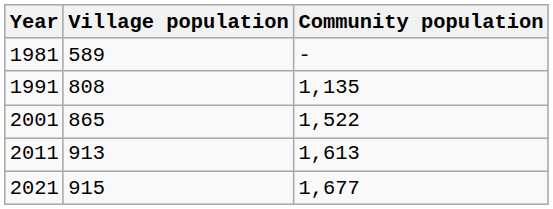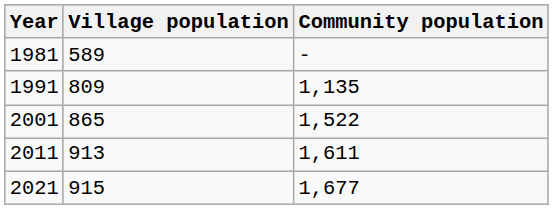(87, 88) 808 -> (87, 88) 809
(329, 154) 1,613 -> (329, 154) 1,611
